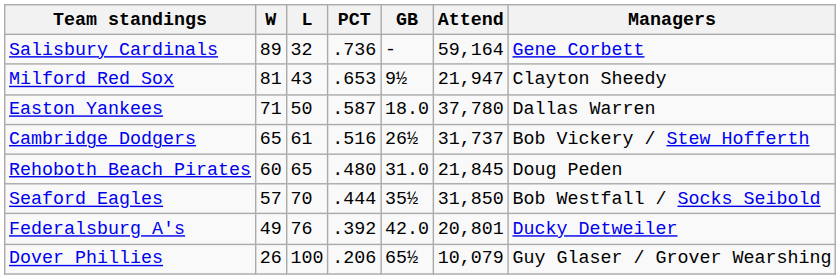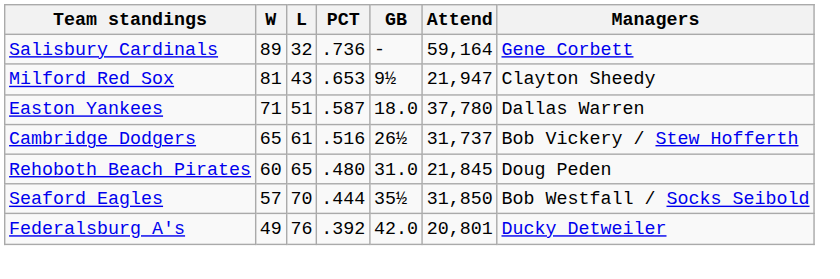(302, 109) 50 -> (302, 109) 51
- row: (86, 259)
